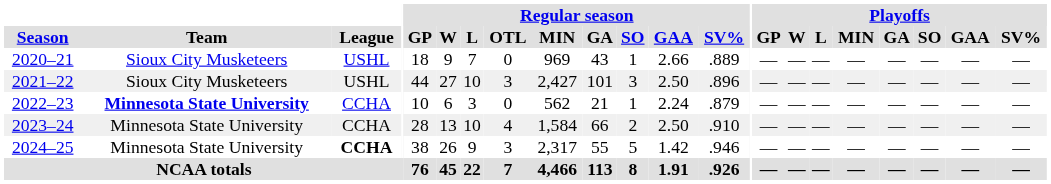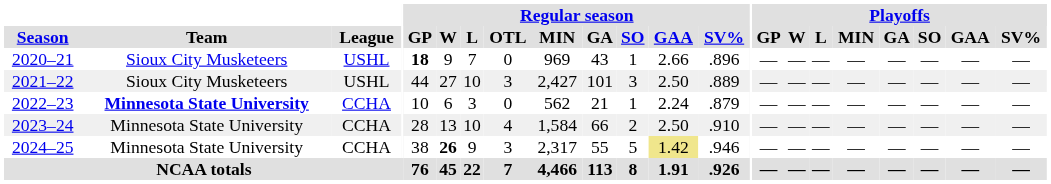(420, 58) normal -> (420, 58) bold
(724, 58) .889 -> (724, 58) .896
(724, 80) .896 -> (724, 80) .889
(367, 146) bold -> (367, 146) normal
(448, 146) normal -> (448, 146) bold
(673, 146) no background -> (673, 146) khaki background
